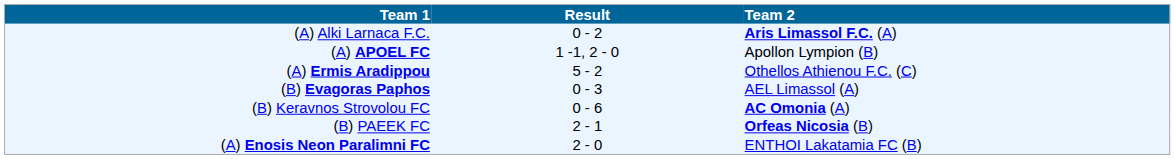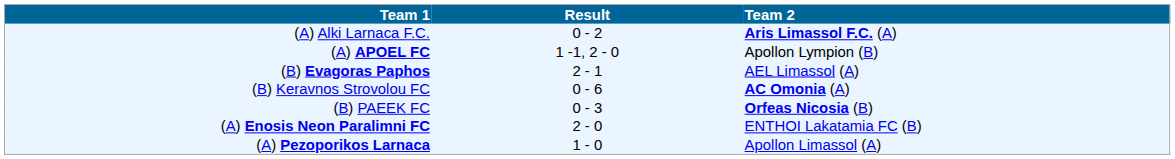- row: (358, 70)
(587, 89) 0 - 3 -> (587, 70) 2 - 1
(587, 126) 2 - 1 -> (587, 107) 0 - 3
+ row: (343, 145)
